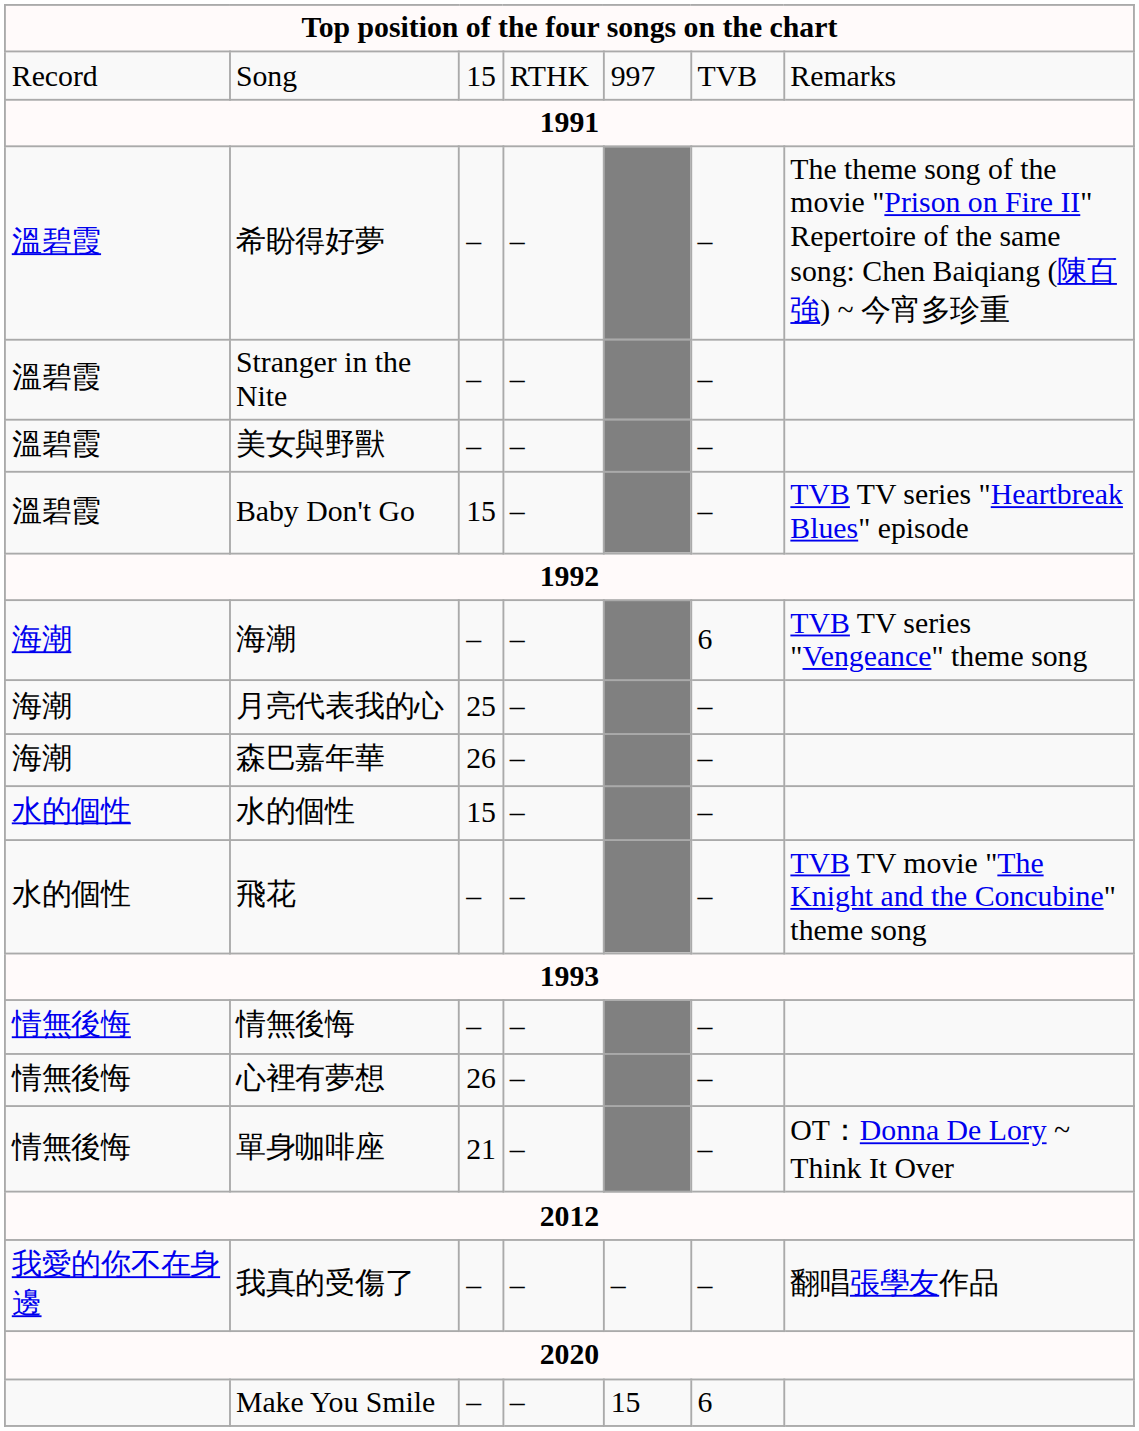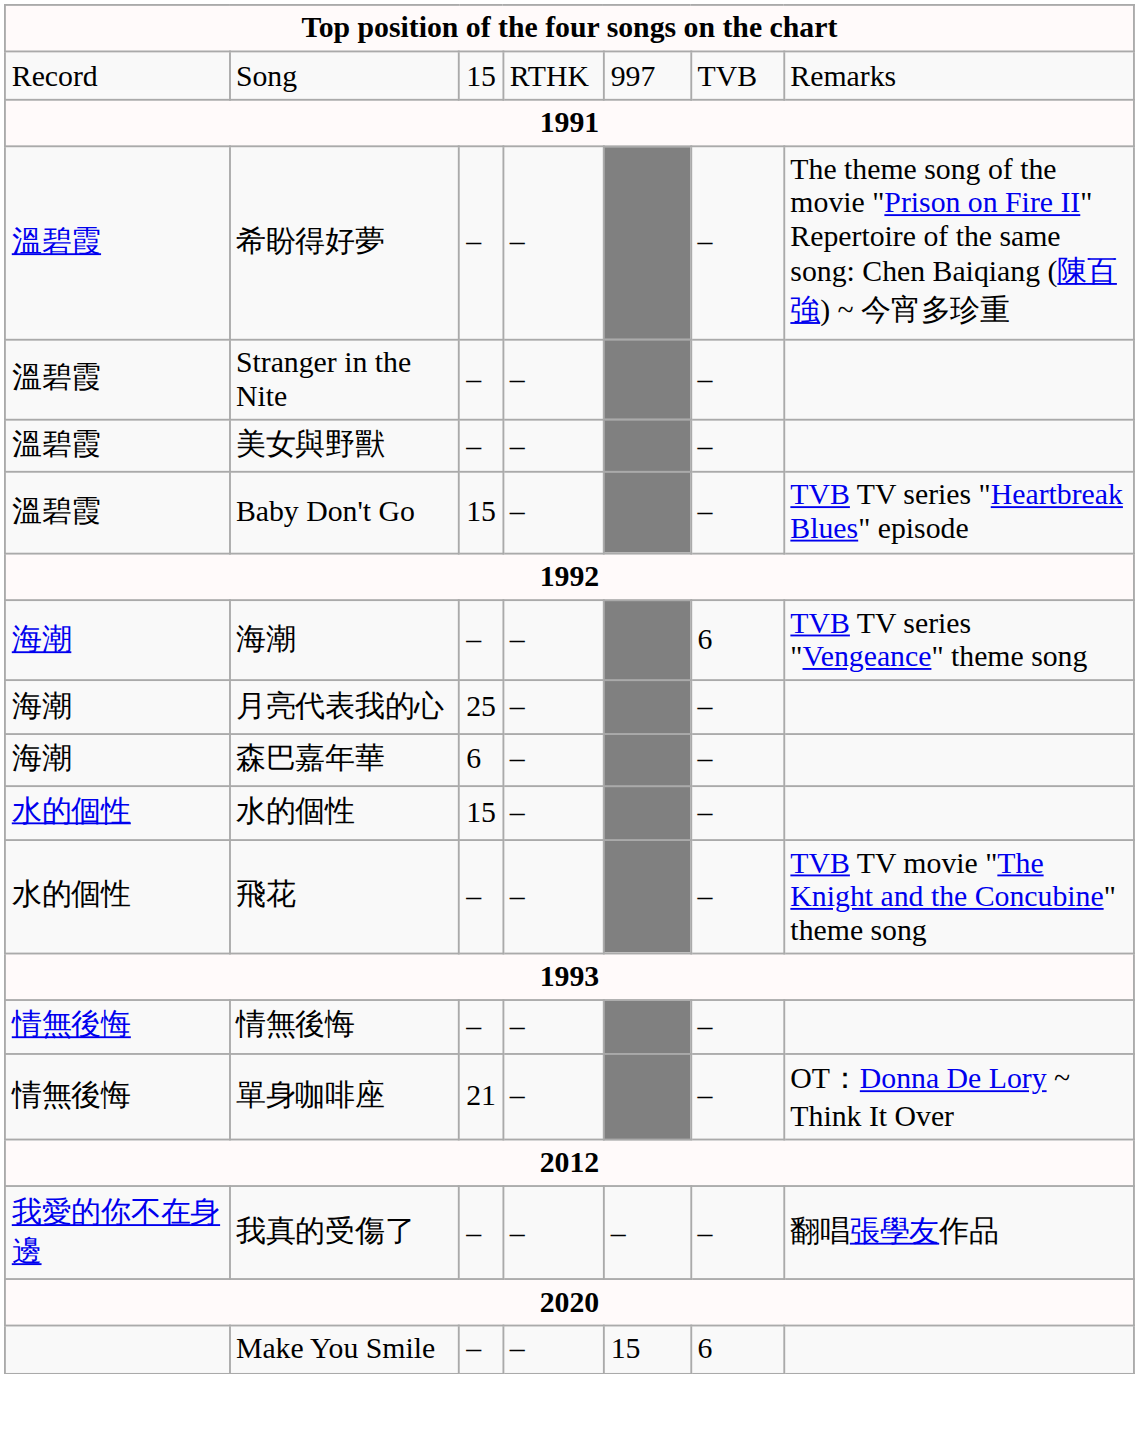(481, 759) 26 -> (474, 759) 6
- row: (310, 1078)
